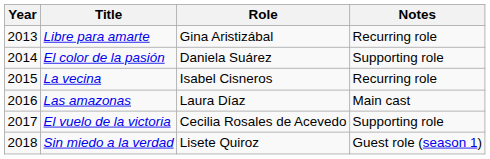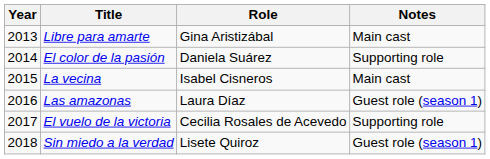(395, 36) Recurring role -> (381, 36) Main cast
(395, 79) Recurring role -> (381, 79) Main cast
(381, 100) Main cast -> (417, 100) Guest role (season 1)
